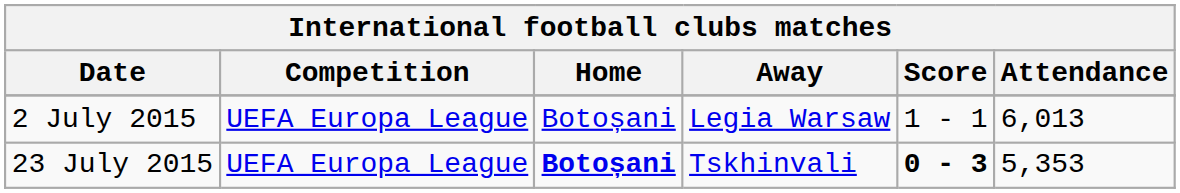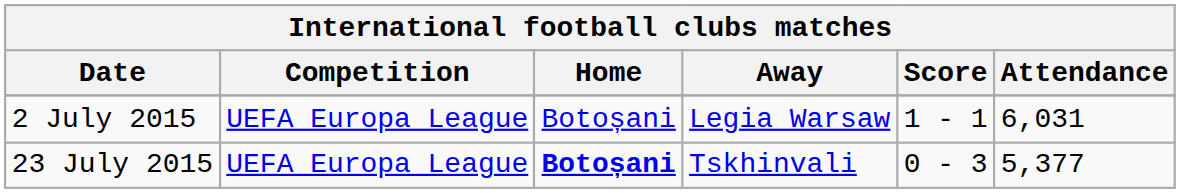(1043, 119) 6,013 -> (1043, 119) 6,031
(946, 165) bold -> (946, 165) normal
(1043, 165) 5,353 -> (1043, 165) 5,377
